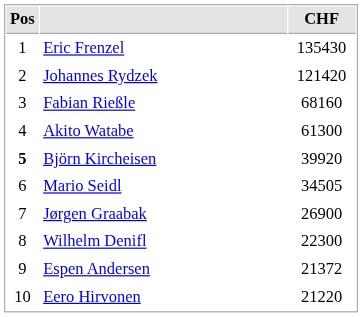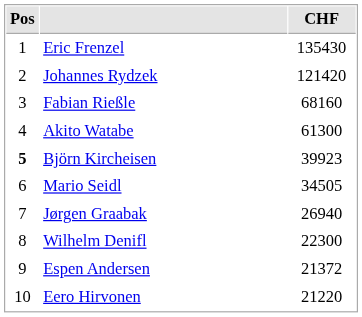(322, 158) 39920 -> (322, 158) 39923
(322, 213) 26900 -> (322, 213) 26940
